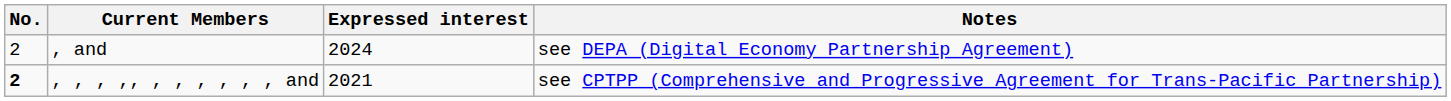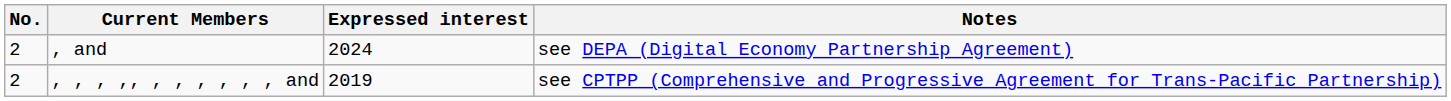(15, 80) bold -> (15, 80) normal
(350, 80) 2021 -> (350, 80) 2019
